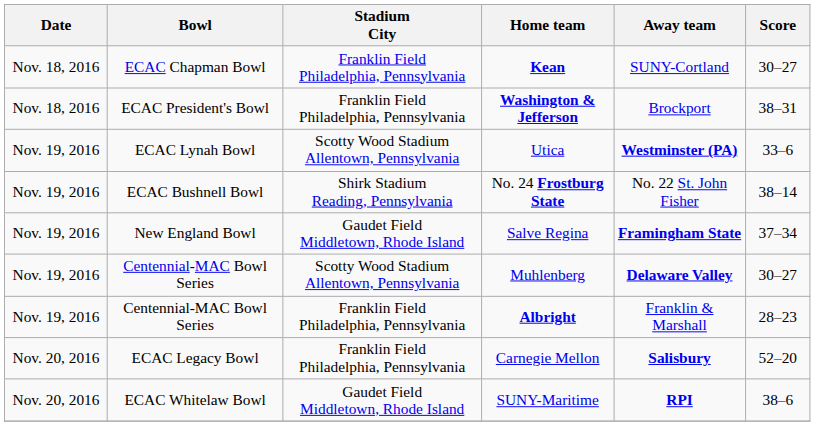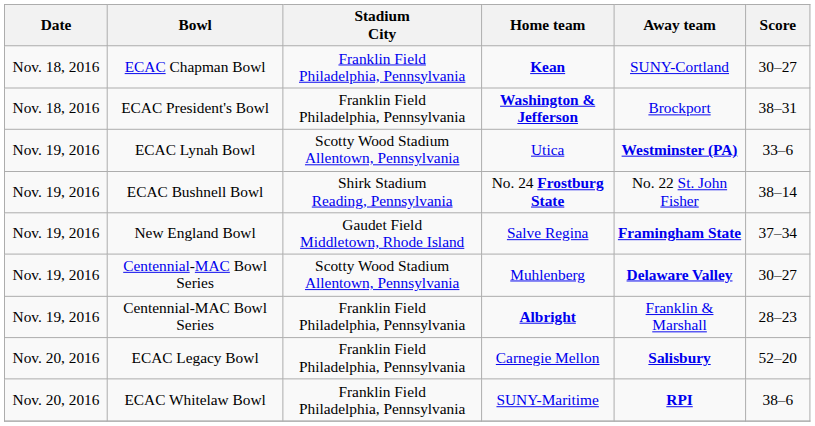(382, 400) Gaudet Field Middletown, Rhode Island -> (382, 400) Franklin Field Philadelphia, Pennsylvania
